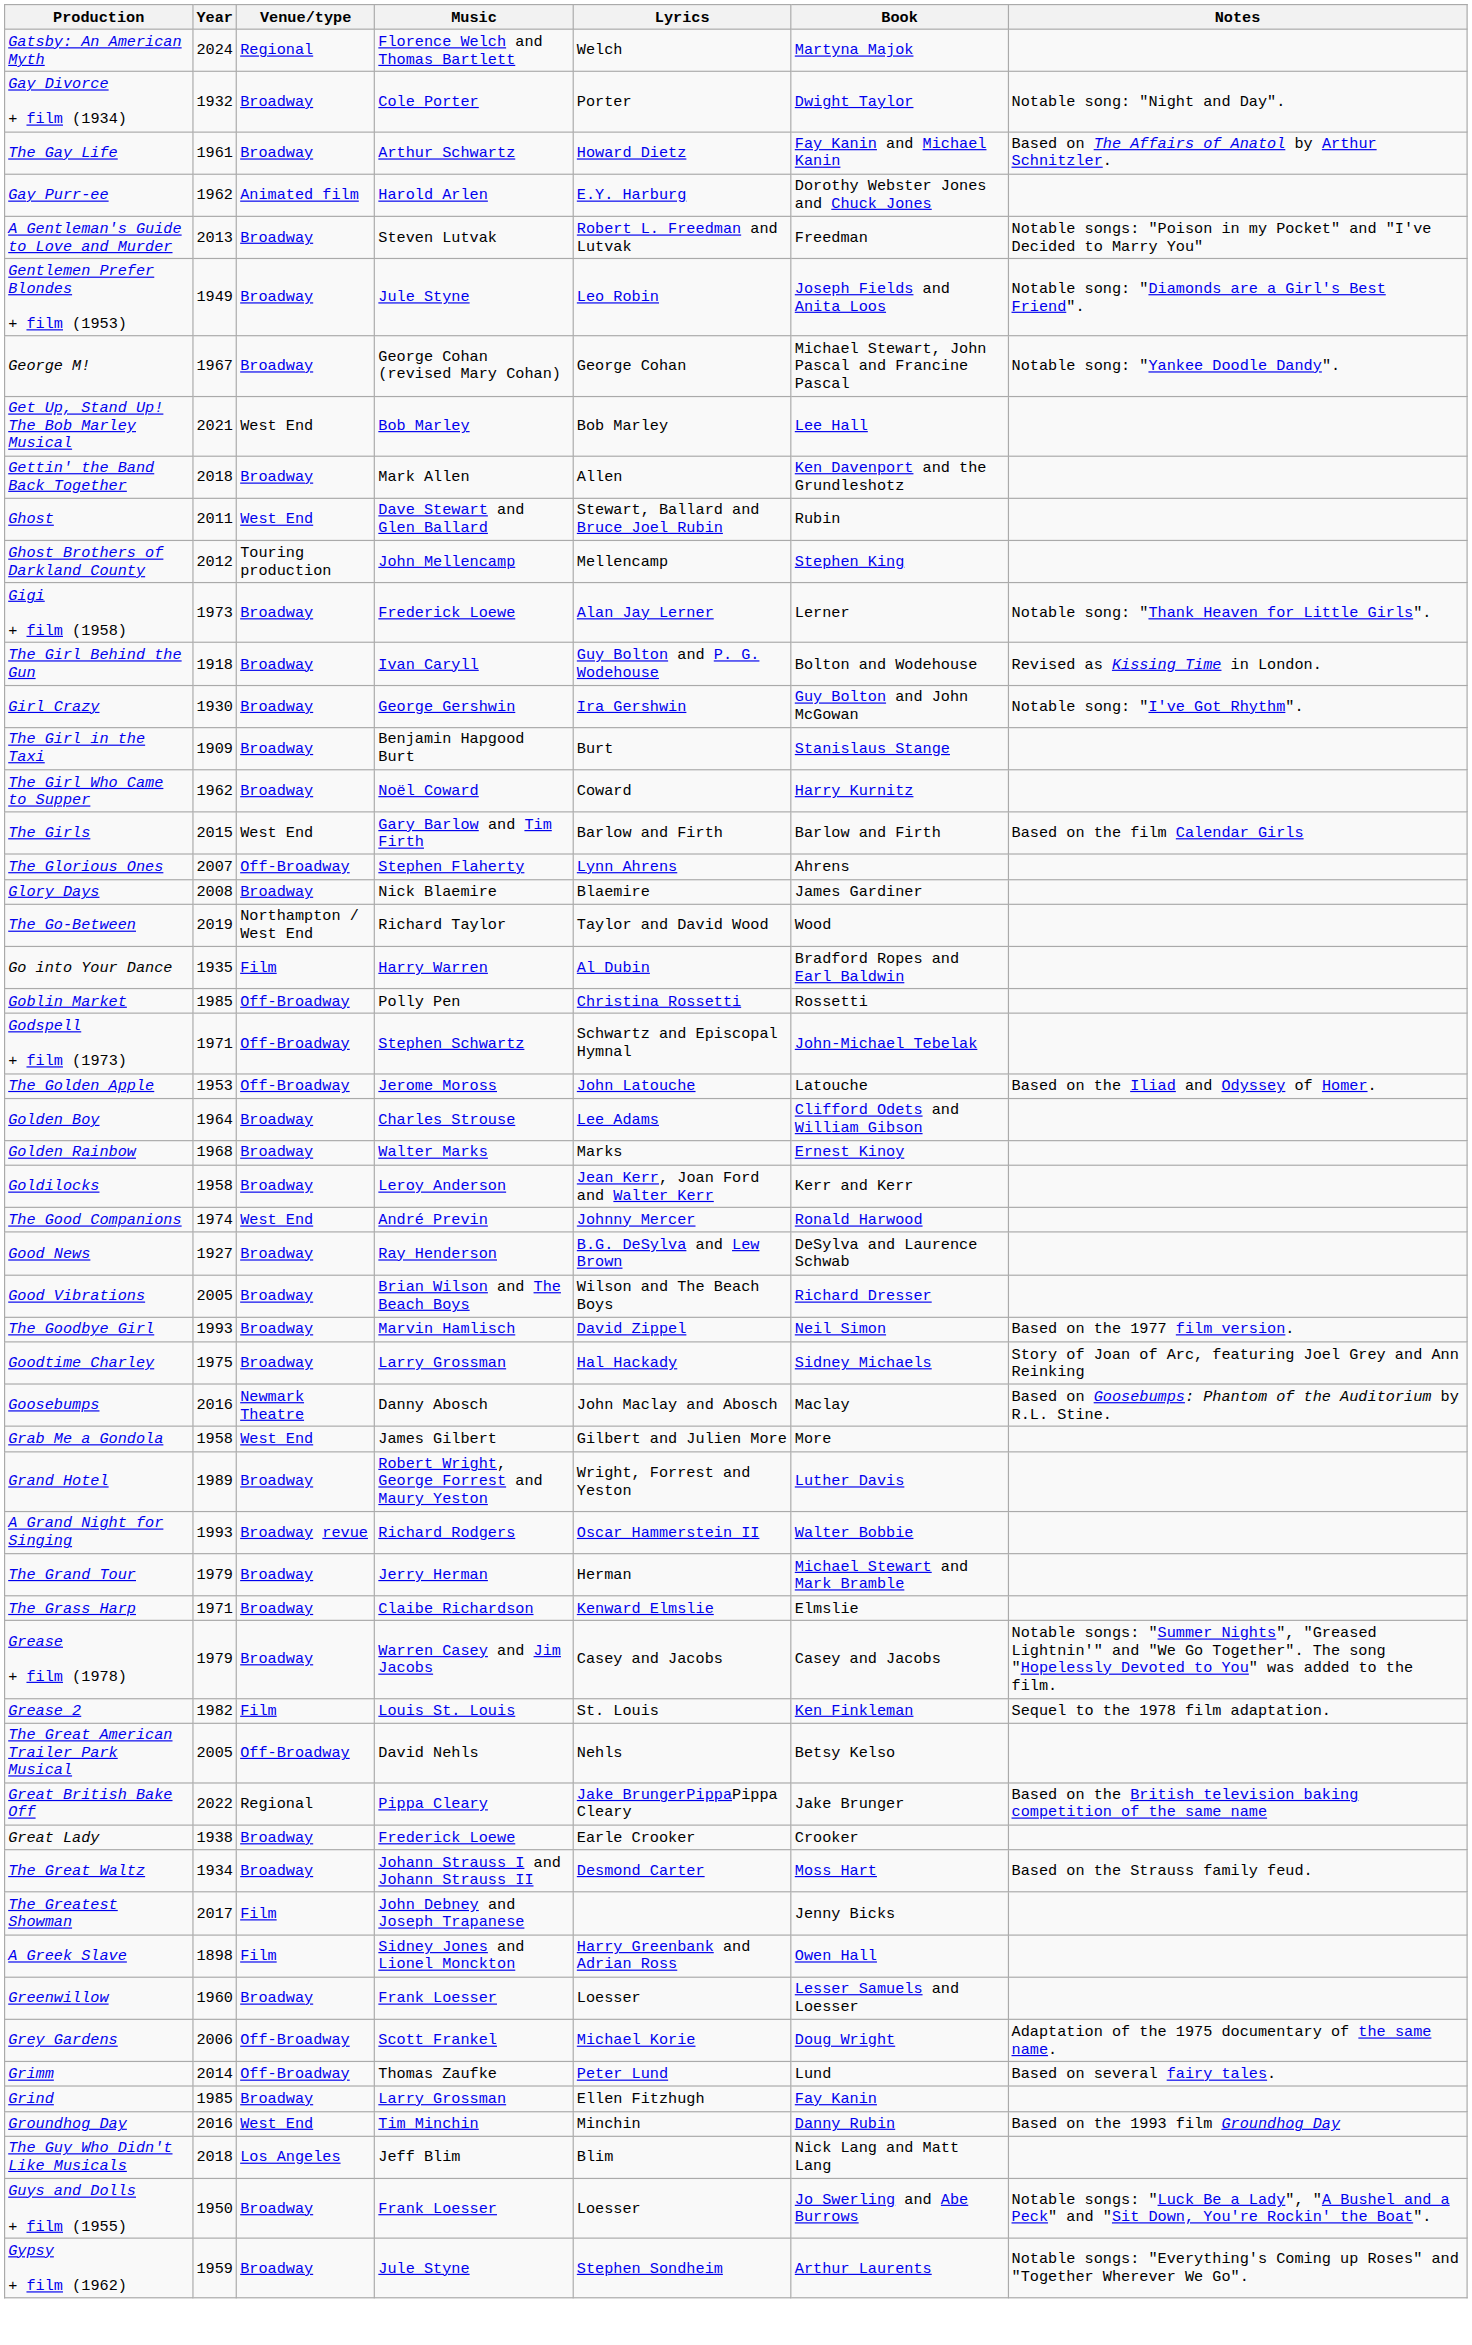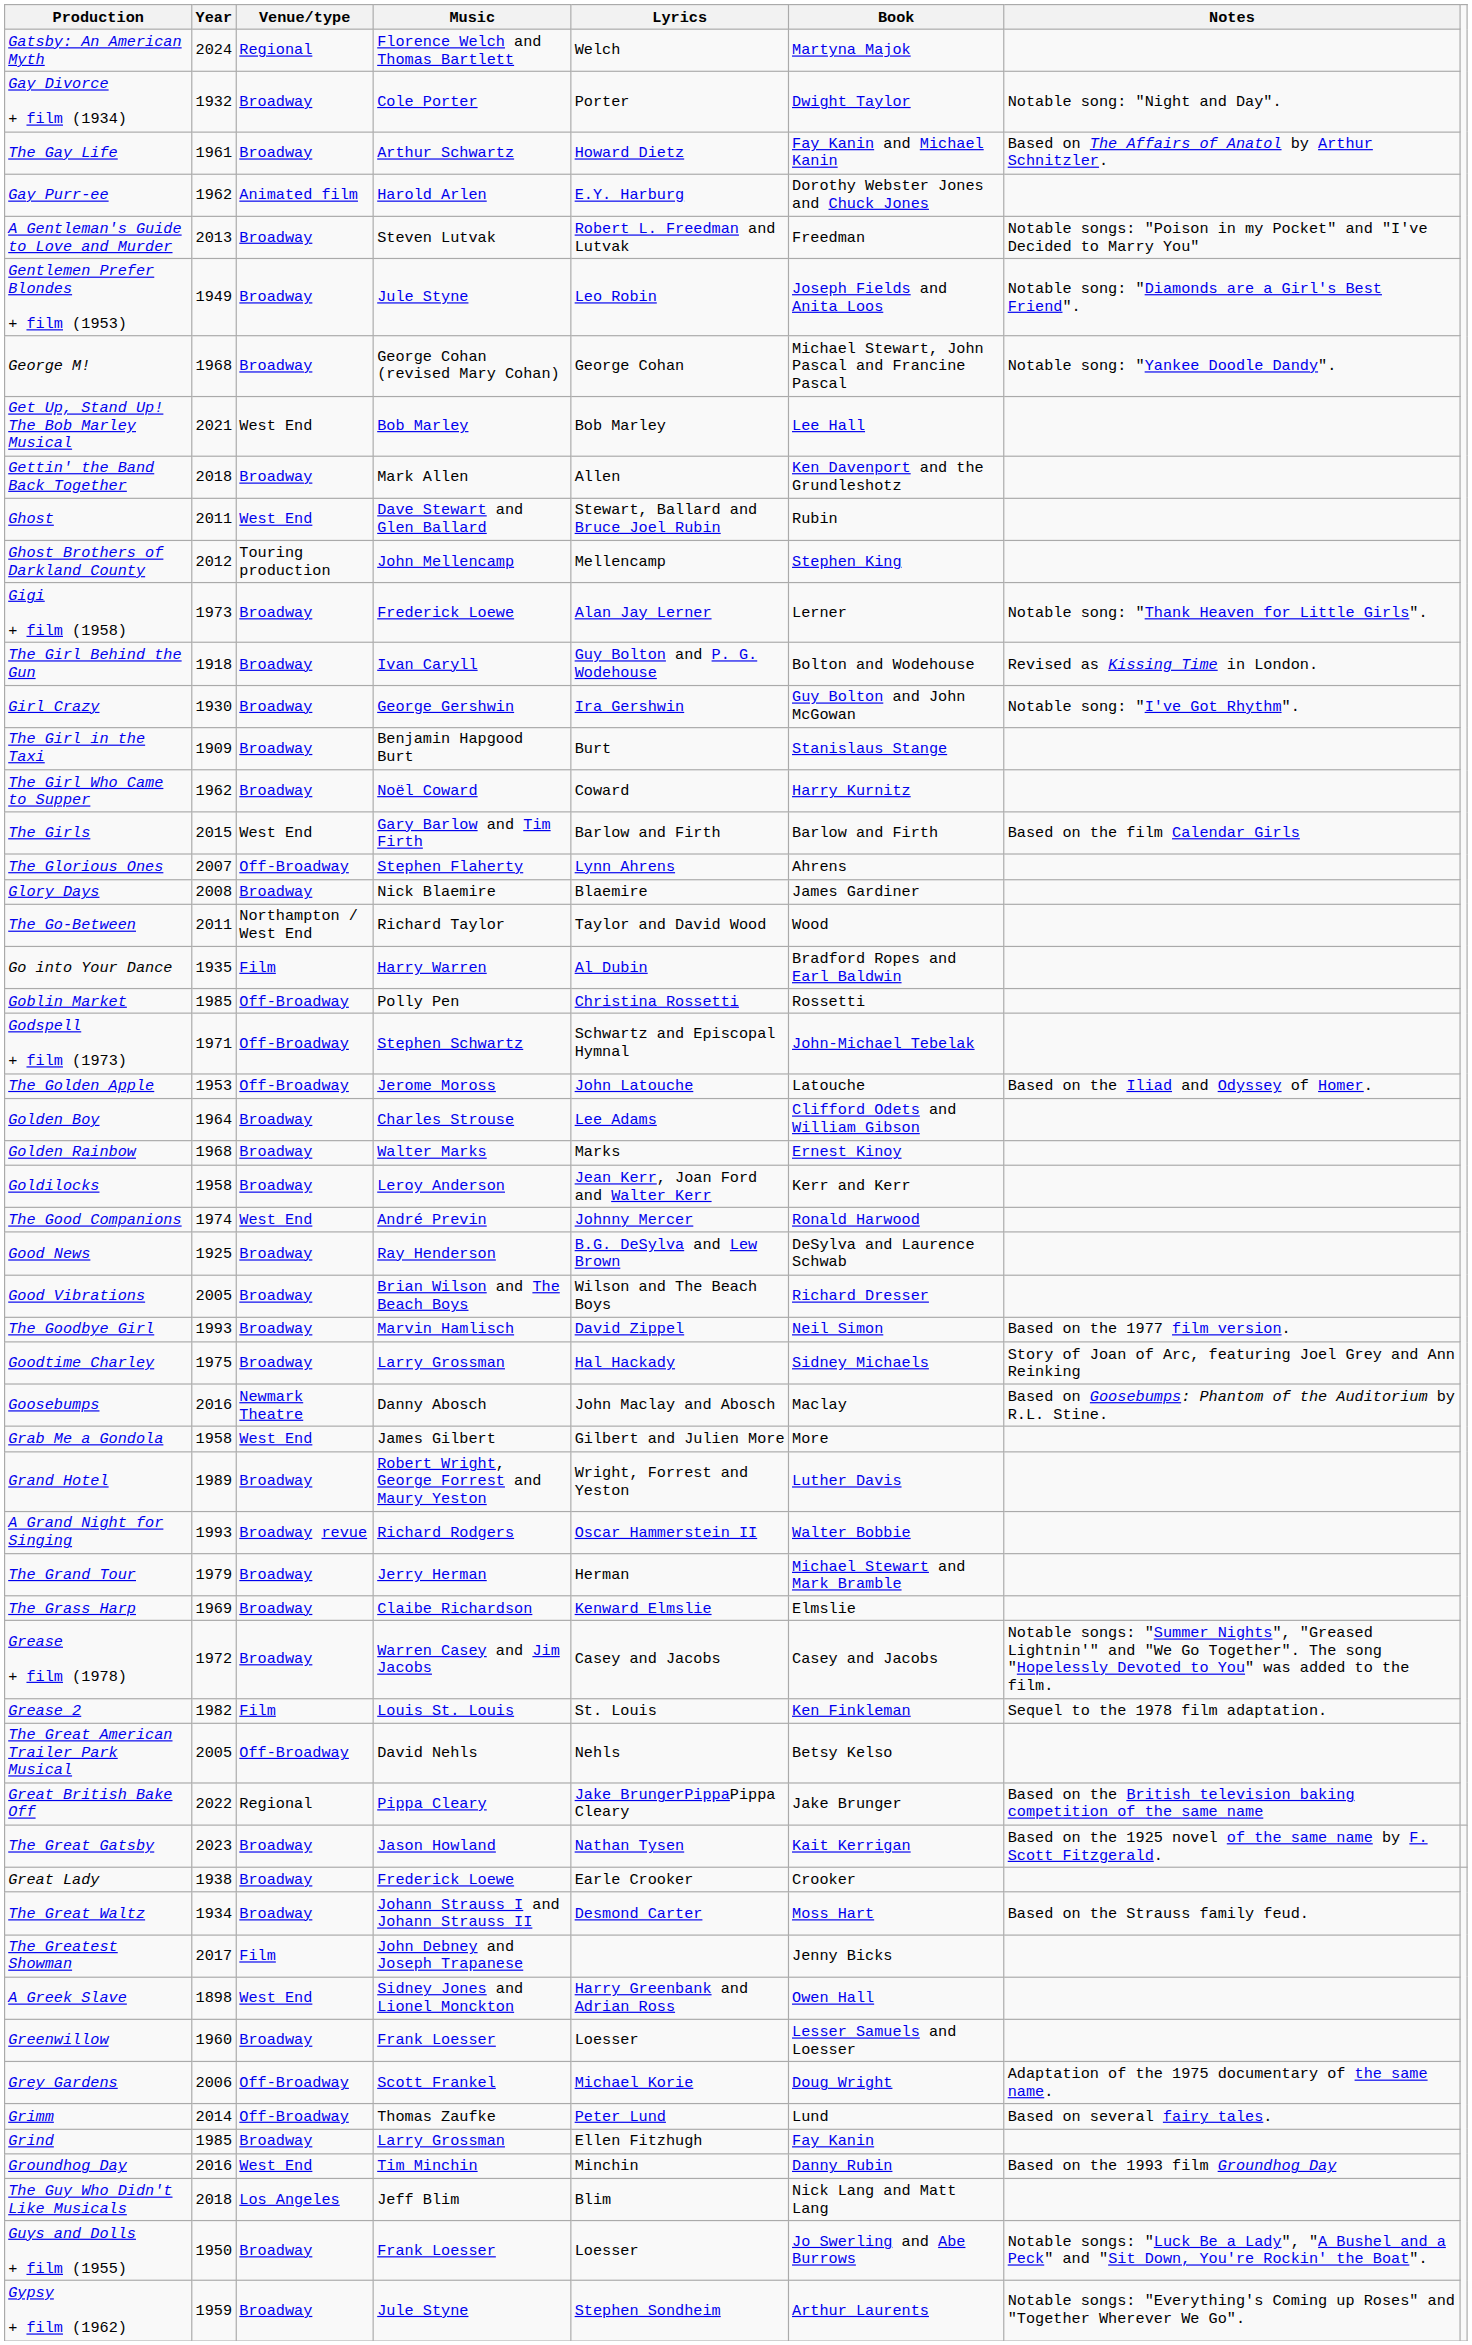(215, 366) 1967 -> (214, 366) 1968
(215, 925) 2019 -> (214, 925) 2011
(215, 1254) 1927 -> (214, 1254) 1925
(215, 1608) 1971 -> (214, 1608) 1969
(215, 1659) 1979 -> (214, 1659) 1972
+ row: (81, 1846)
(258, 1956) Film -> (276, 1998) West End
